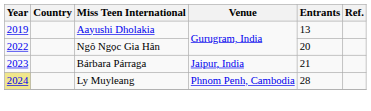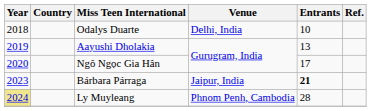+ row: (108, 30)
(18, 47) 2022 -> (18, 64) 2020
(305, 47) 20 -> (305, 64) 17
(305, 64) normal -> (305, 81) bold
